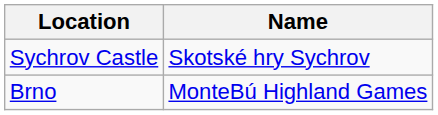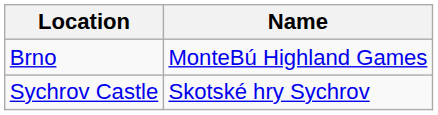rows swapped: (33, 92) <-> (84, 57)
